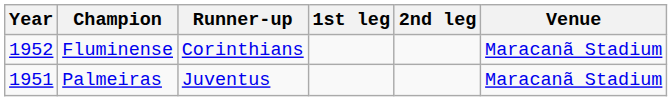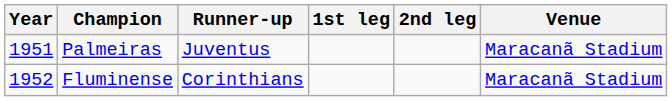rows swapped: (112, 80) <-> (118, 50)
